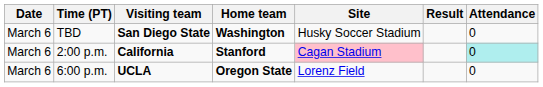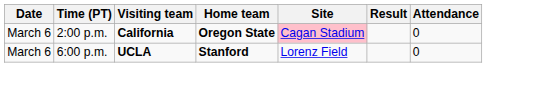- row: (69, 33)
(241, 52) Stanford -> (237, 33) Oregon State
(472, 52) paleturquoise background -> (416, 33) no background
(254, 71) Oregon State -> (224, 52) Stanford
